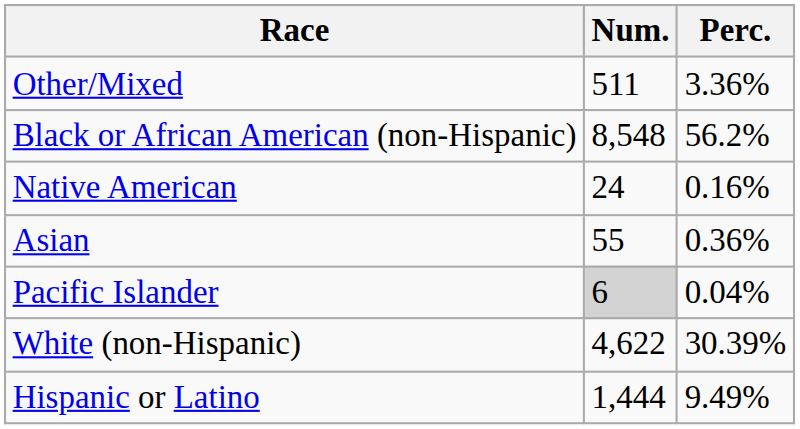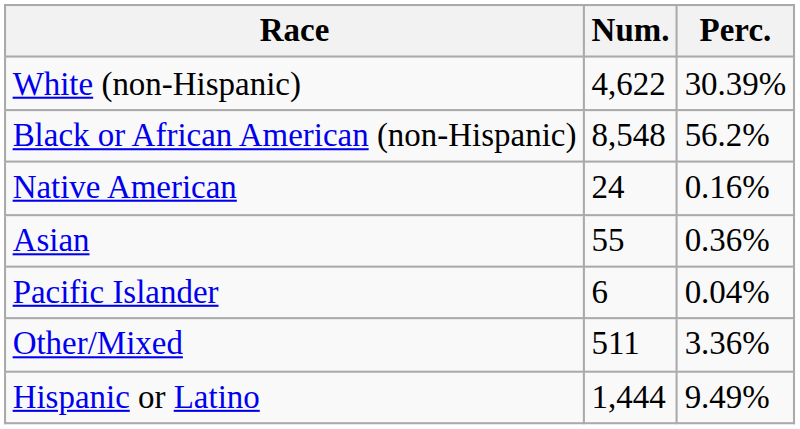rows swapped: (157, 344) <-> (98, 82)
(600, 291) lightgrey background -> (600, 291) no background
